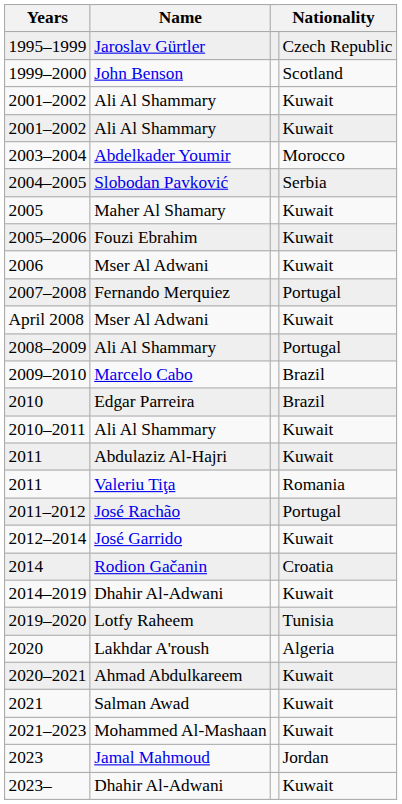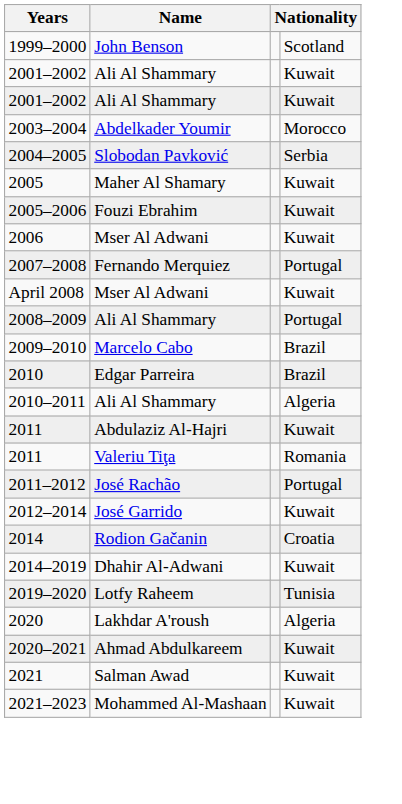- row: (47, 45)
(308, 429) Kuwait -> (310, 401) Algeria
- row: (26, 758)
- row: (30, 785)
